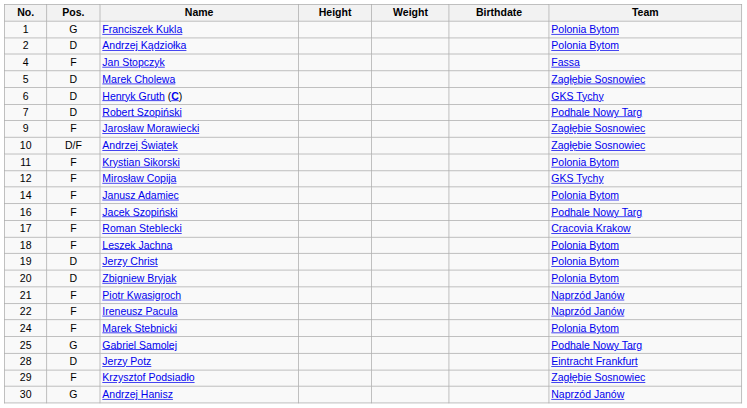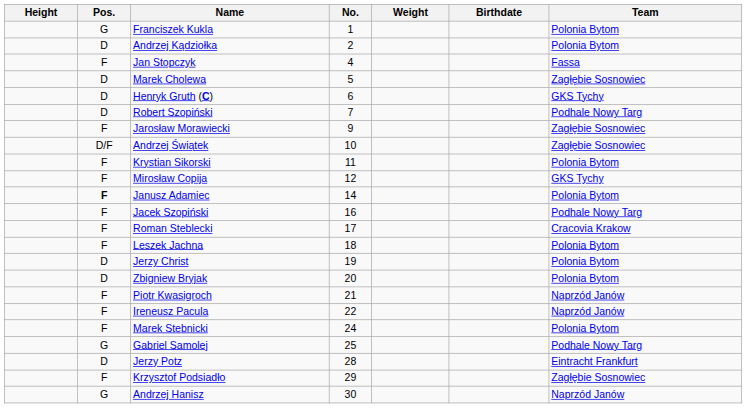columns swapped: (26, 13) <-> (335, 13)
(73, 196) normal -> (104, 196) bold
